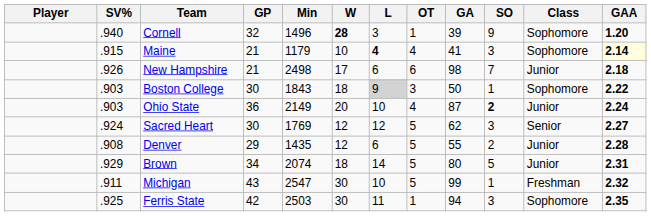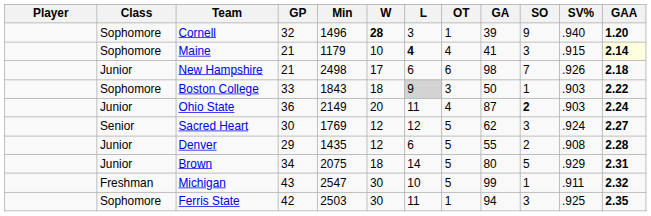columns swapped: (563, 13) <-> (119, 13)
(252, 88) 30 -> (288, 88) 33
(379, 107) 10 -> (413, 107) 11
(298, 164) 2074 -> (333, 164) 2075
